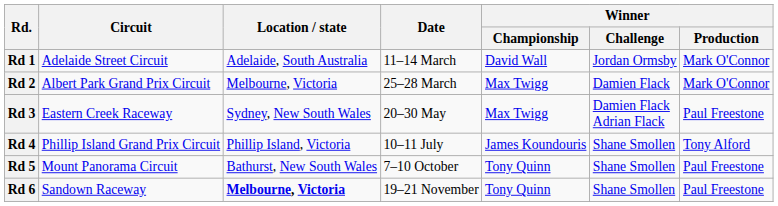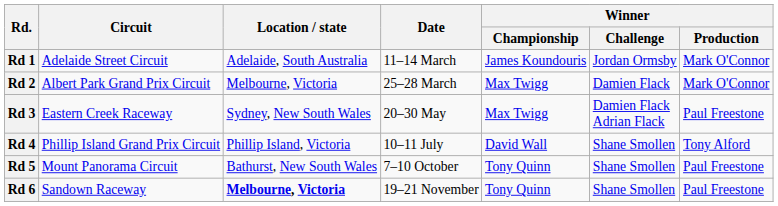(516, 61) David Wall -> (536, 61) James Koundouris
(536, 144) James Koundouris -> (516, 144) David Wall
